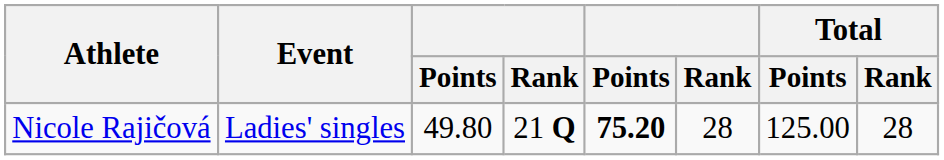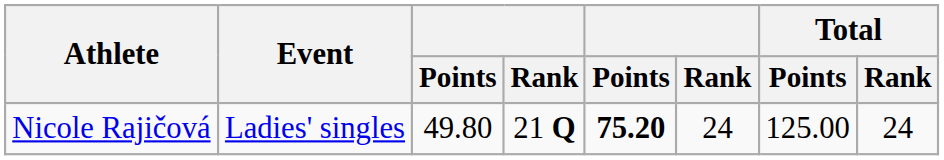(717, 128) 28 -> (717, 128) 24
(898, 128) 28 -> (898, 128) 24
